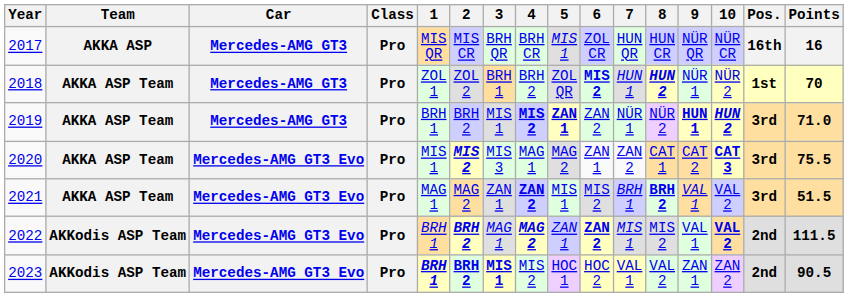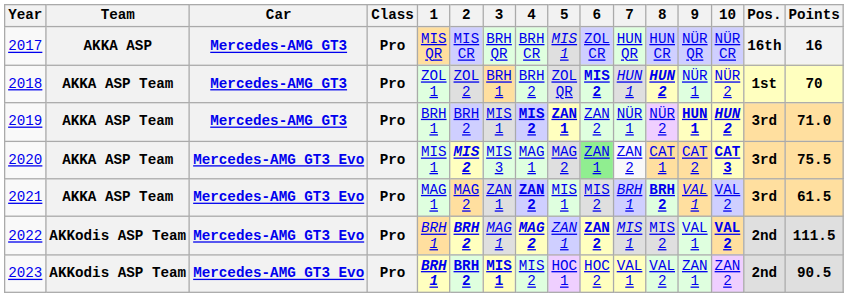(597, 160) no background -> (597, 160) lightgreen background
(814, 198) 51.5 -> (814, 198) 61.5
